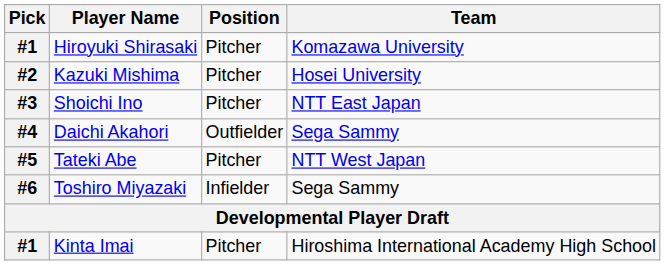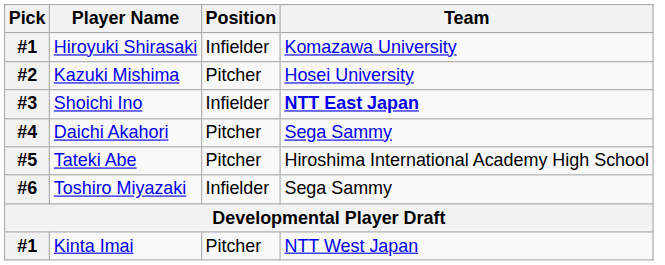(233, 47) Pitcher -> (237, 47) Infielder
(233, 103) Pitcher -> (237, 103) Infielder
(356, 103) normal -> (352, 103) bold
(244, 132) Outfielder -> (233, 132) Pitcher
(358, 160) NTT West Japan -> (467, 160) Hiroshima International Academy High School
(474, 246) Hiroshima International Academy High School -> (351, 246) NTT West Japan
